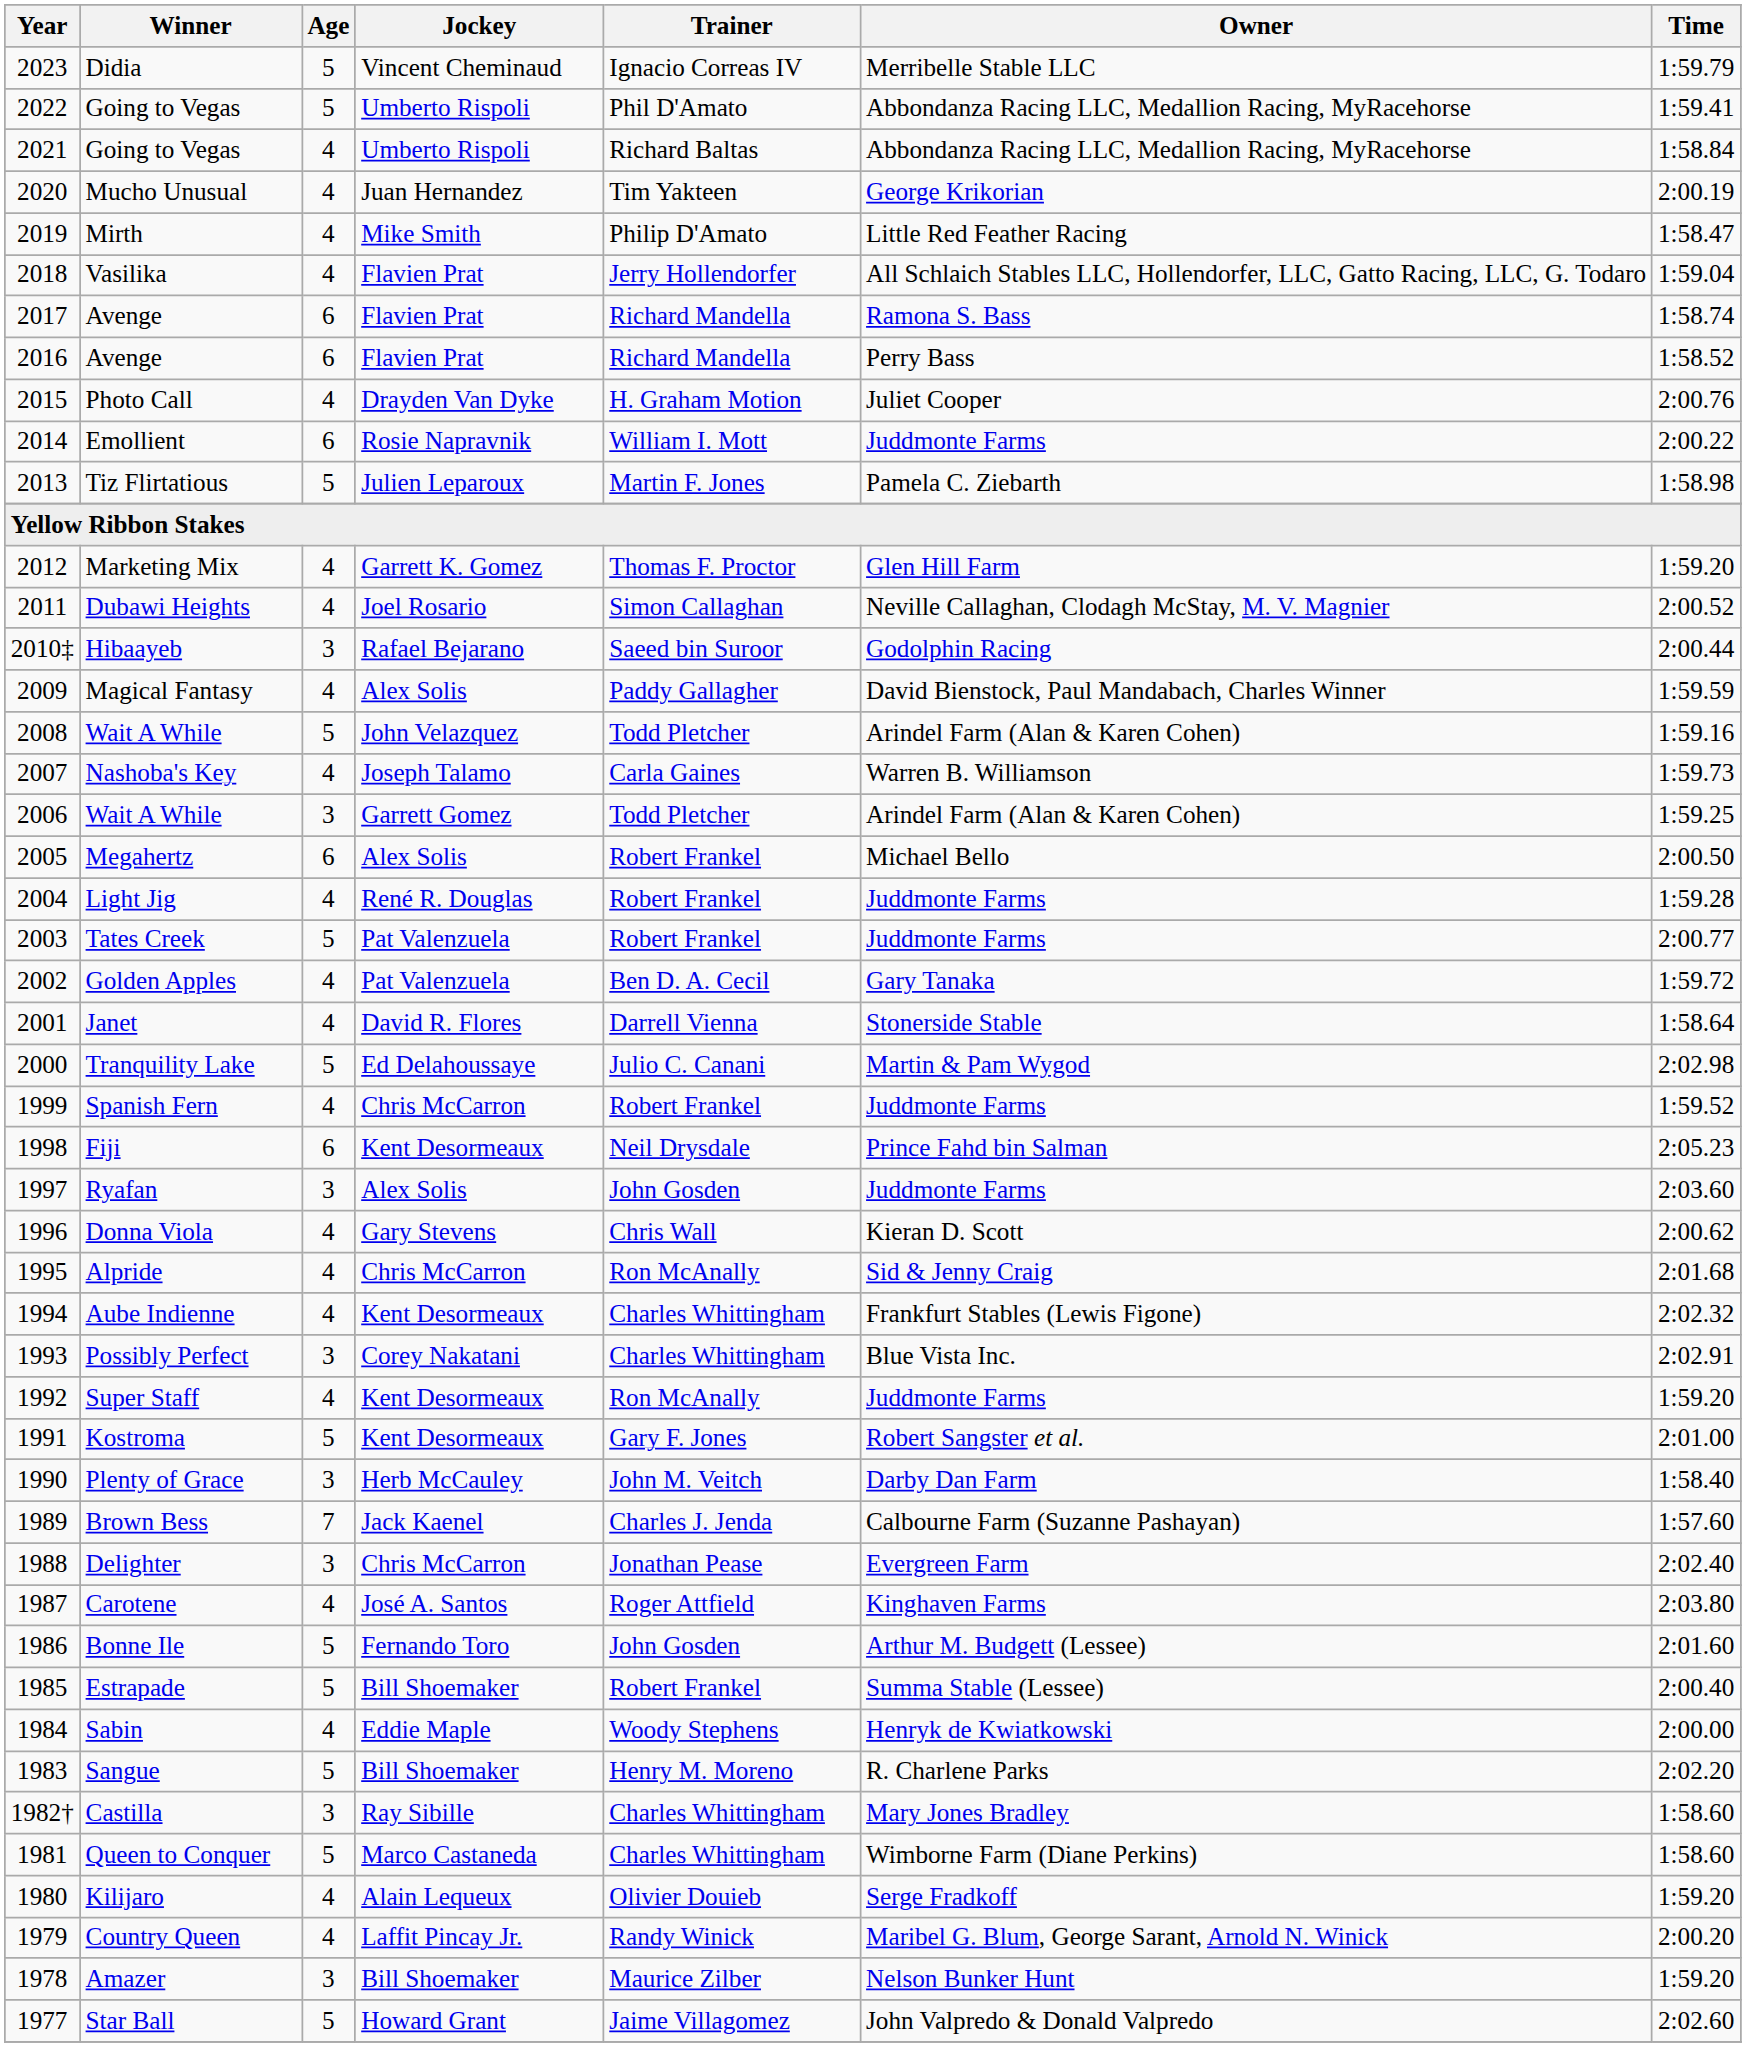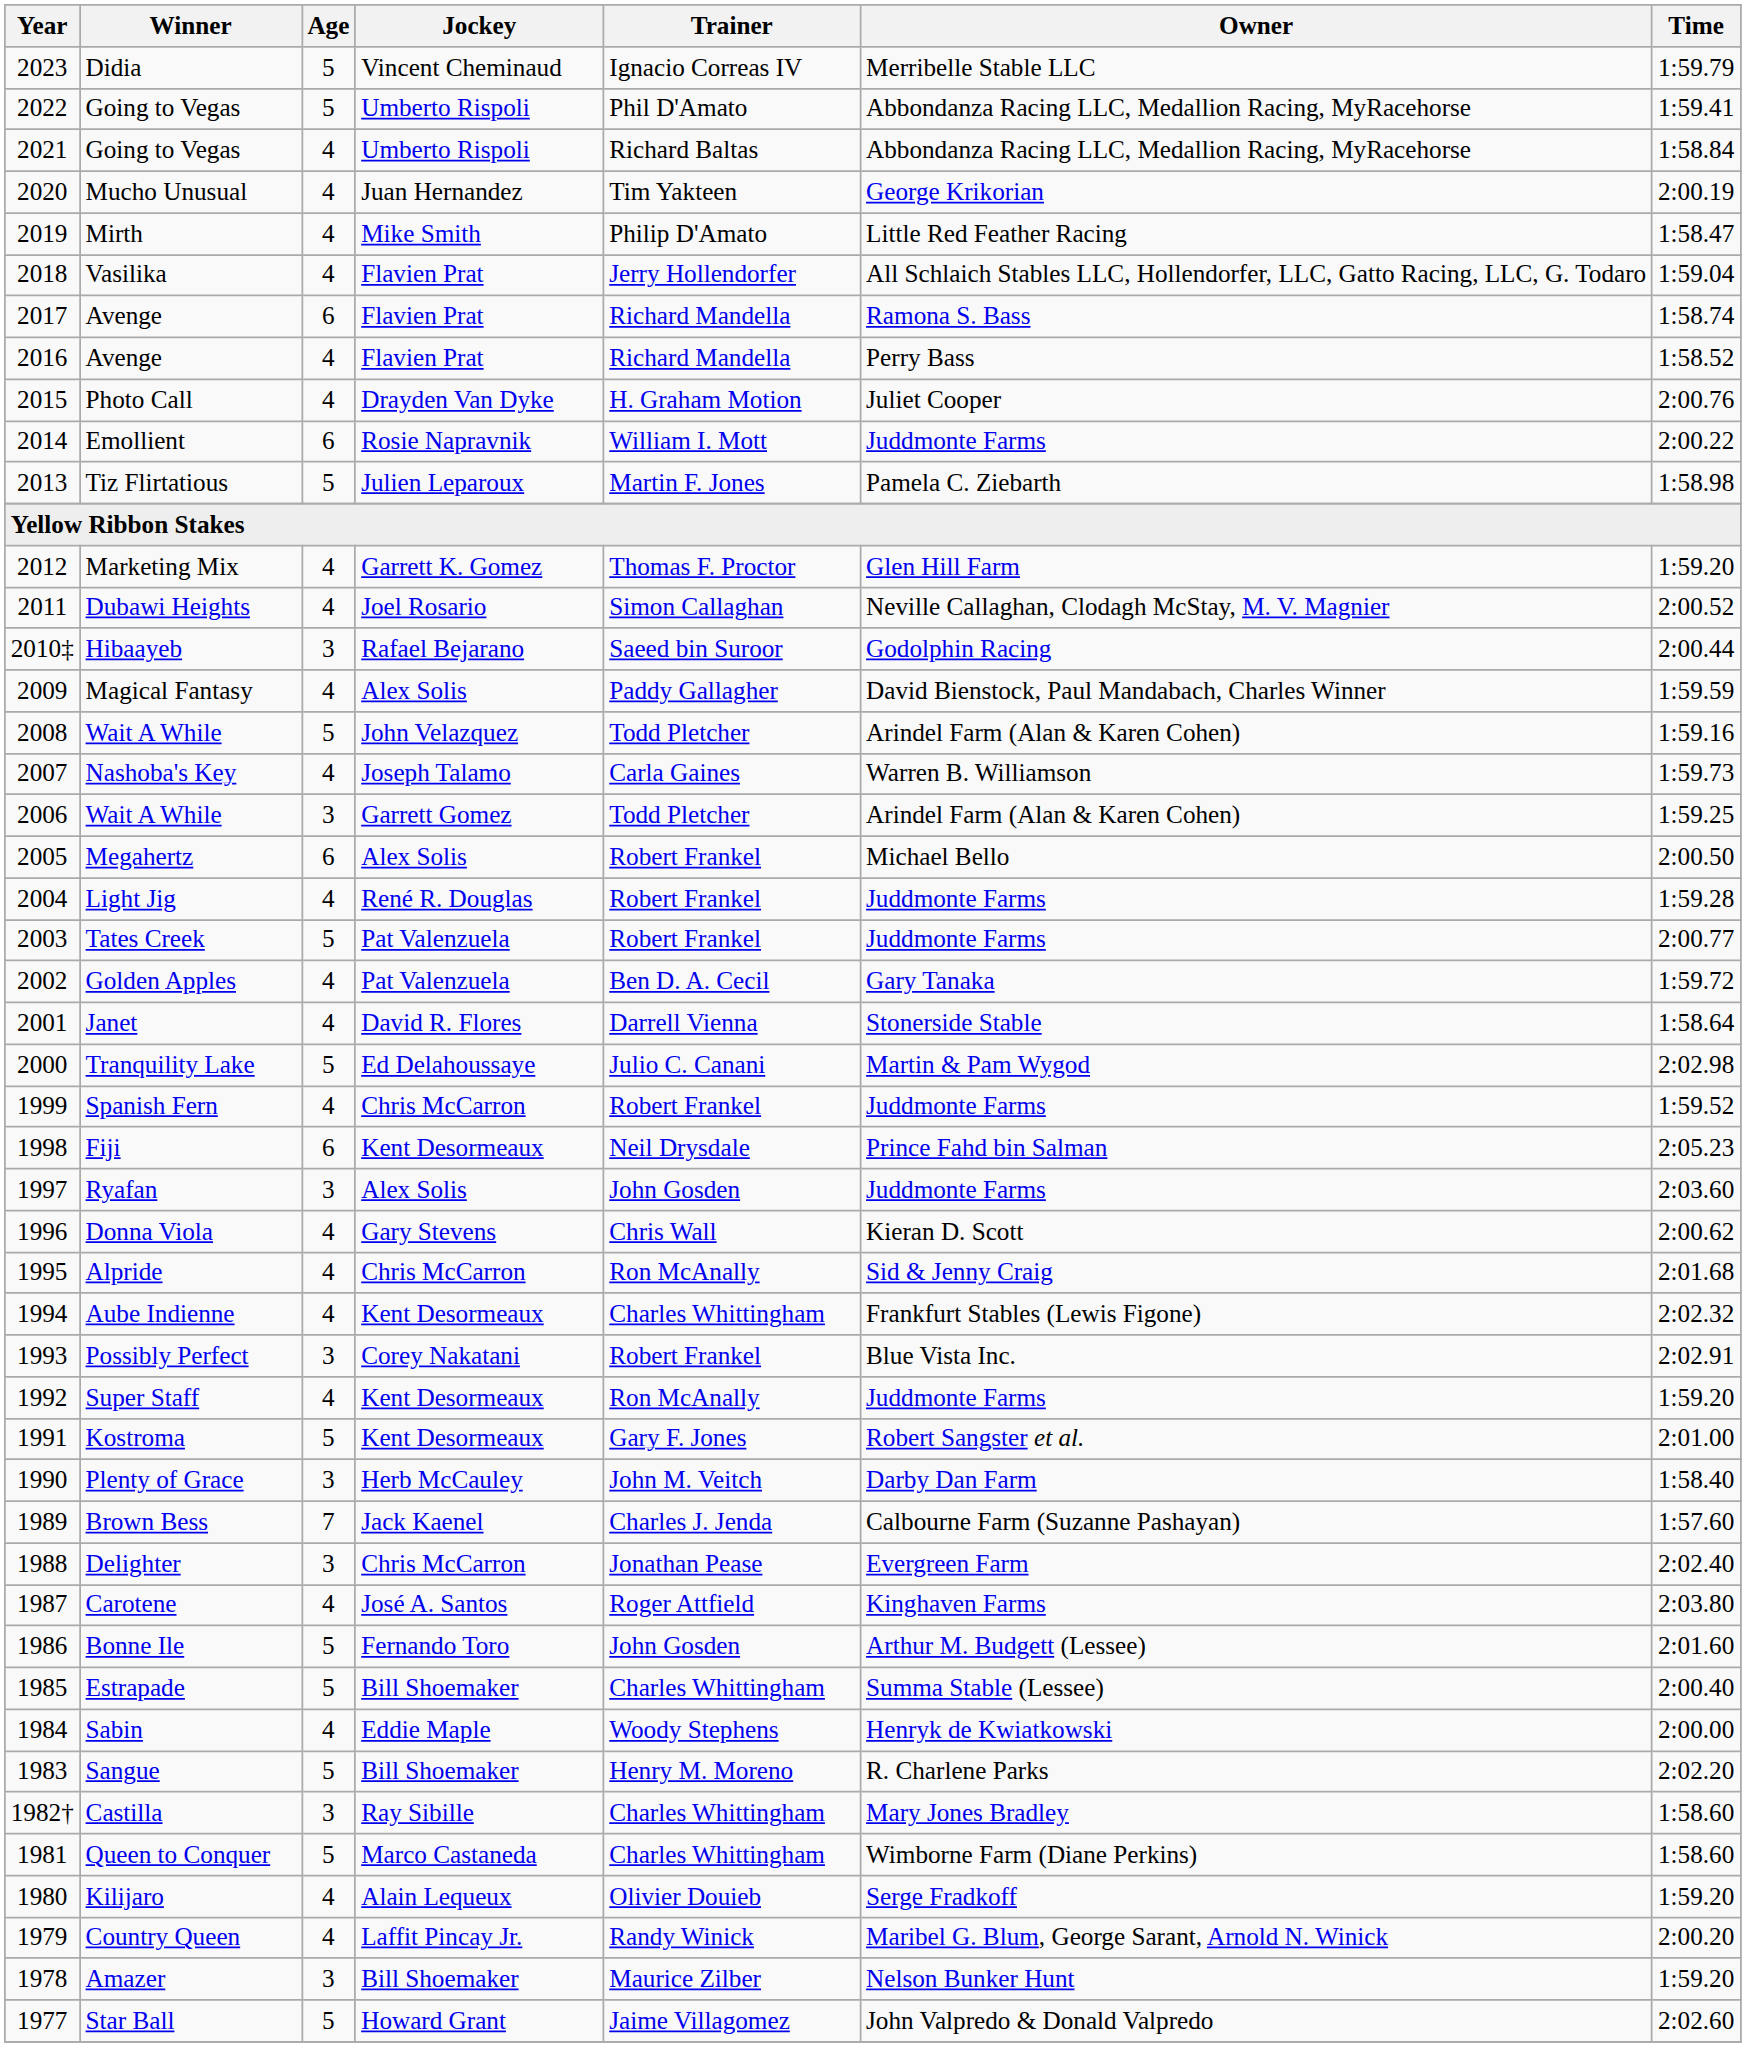(328, 358) 6 -> (328, 358) 4
(717, 1355) Charles Whittingham -> (685, 1355) Robert Frankel
(685, 1688) Robert Frankel -> (717, 1688) Charles Whittingham
